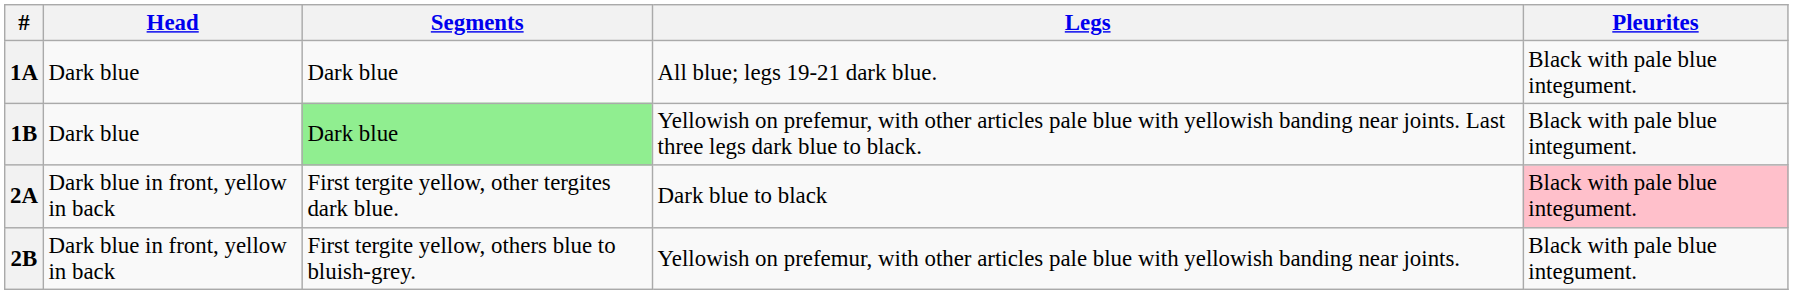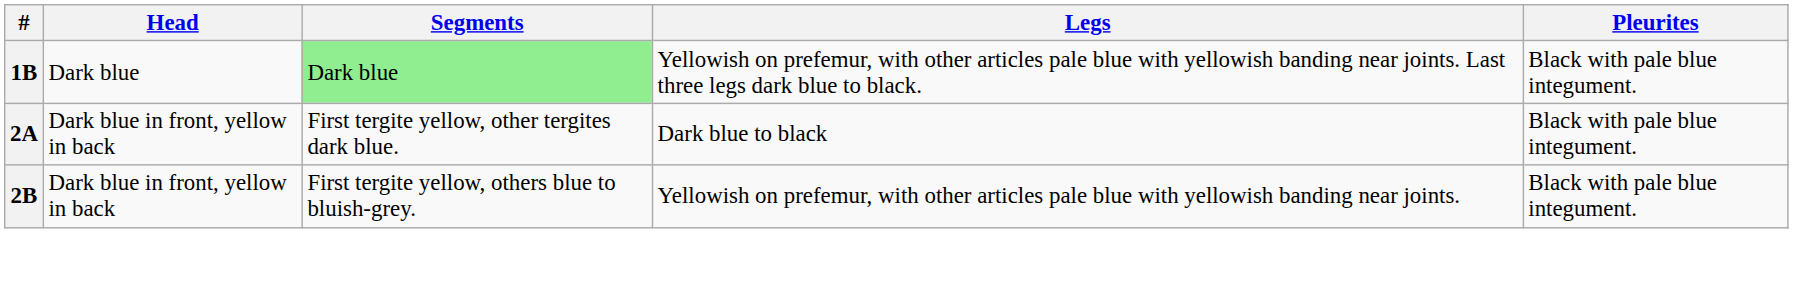- row: (24, 71)
(1623, 195) pink background -> (1623, 133) no background
